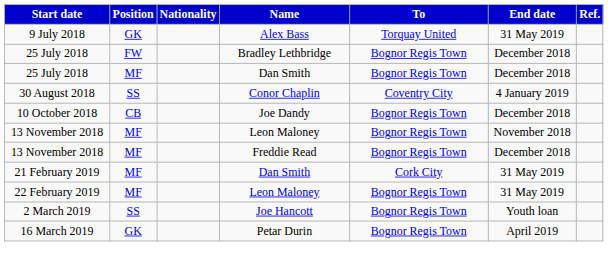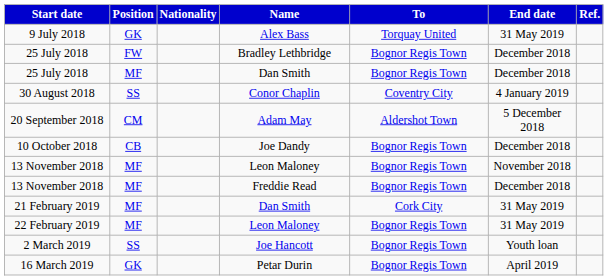+ row: (57, 120)
